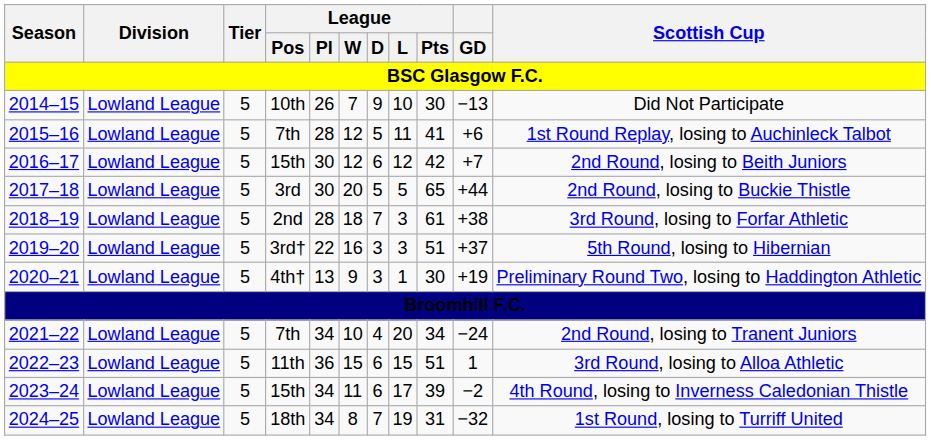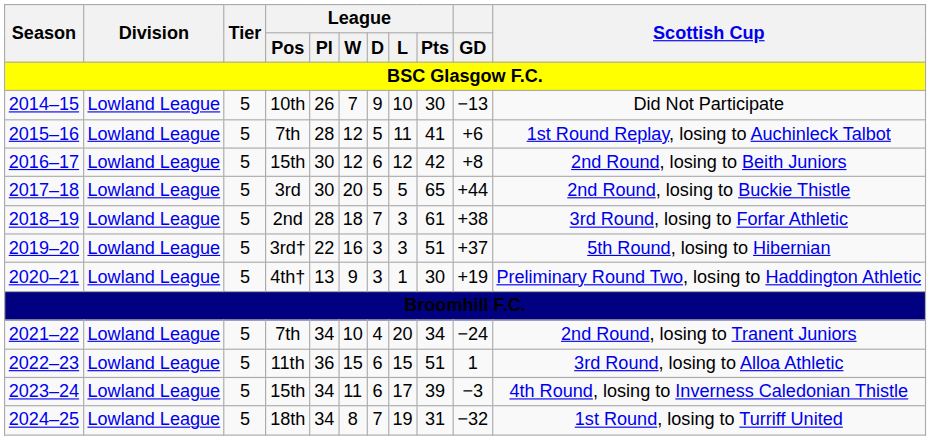(473, 162) +7 -> (473, 162) +8
(473, 391) −2 -> (473, 391) −3
